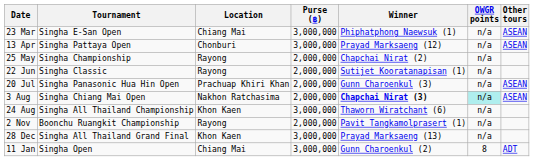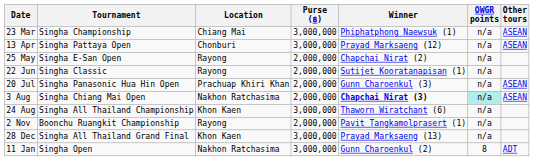(80, 33) Singha E-San Open -> (85, 33) Singha Championship
(85, 59) Singha Championship -> (80, 59) Singha E-San Open
(222, 150) Chiang Mai -> (239, 150) Nakhon Ratchasima
